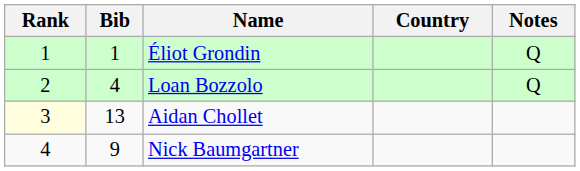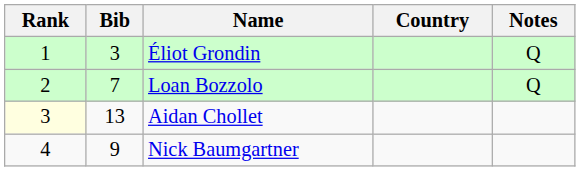(115, 52) 1 -> (115, 52) 3
(115, 85) 4 -> (115, 85) 7
